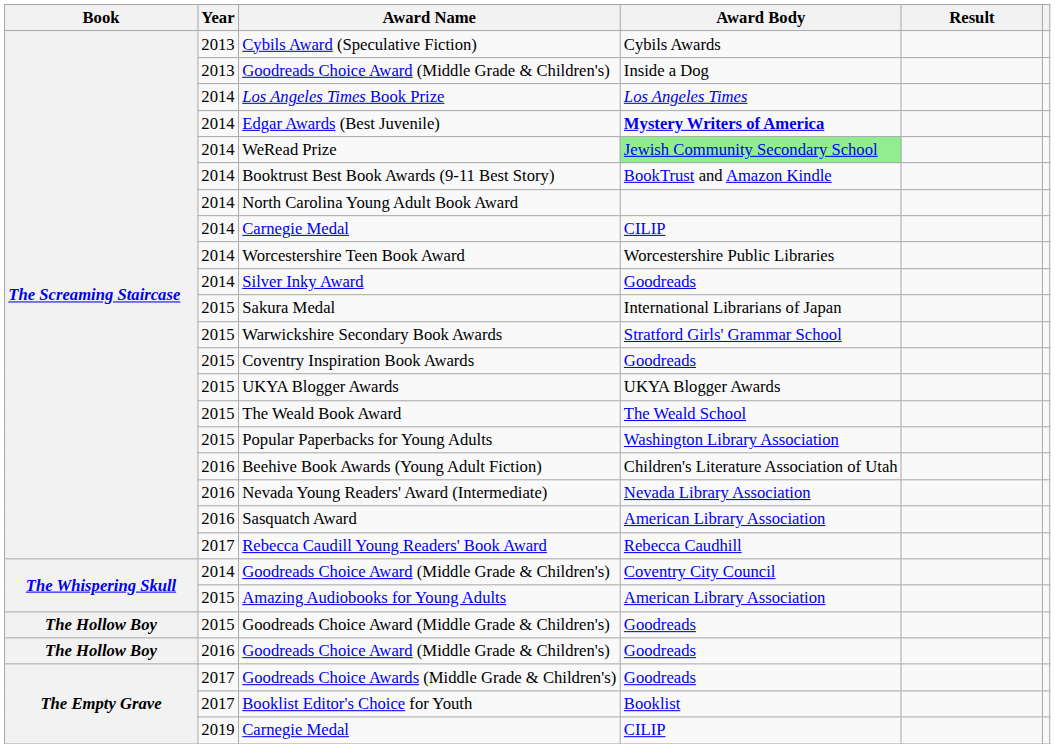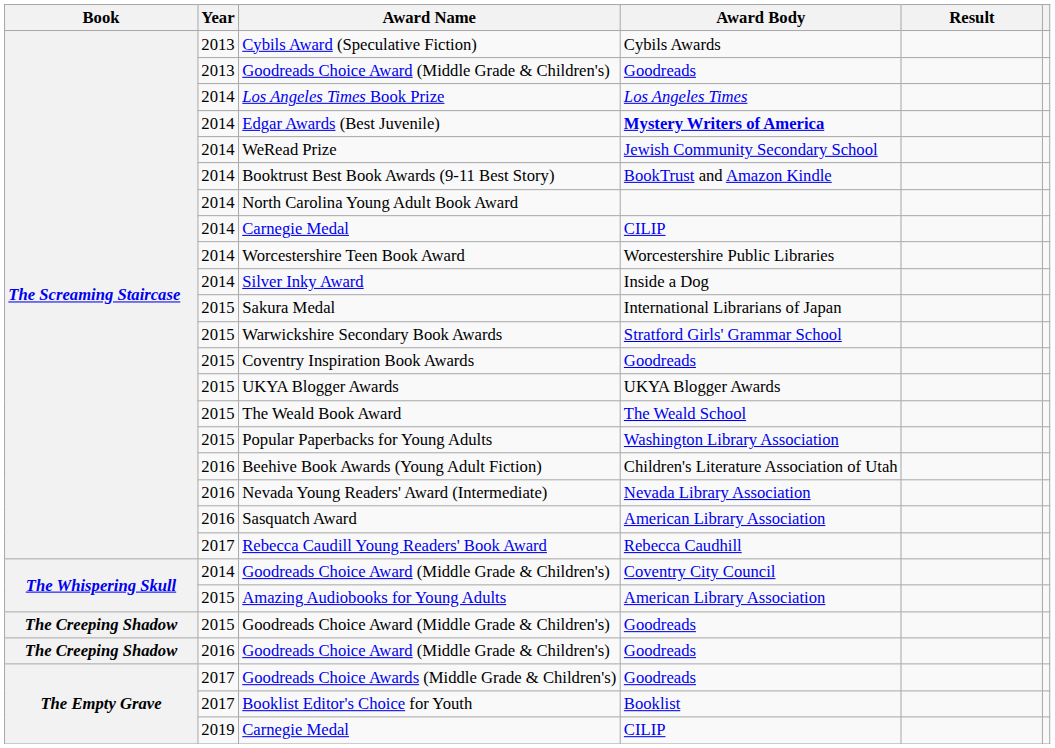(666, 70) Inside a Dog -> (660, 70) Goodreads
(751, 149) lightgreen background -> (751, 149) no background
(660, 281) Goodreads -> (666, 281) Inside a Dog
(101, 624) The Hollow Boy -> (101, 624) The Creeping Shadow
(101, 651) The Hollow Boy -> (101, 651) The Creeping Shadow
